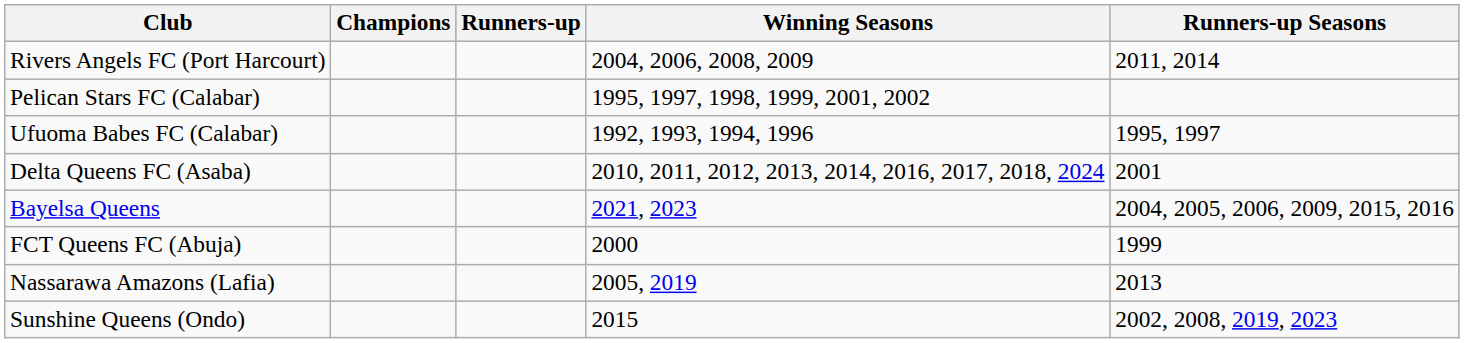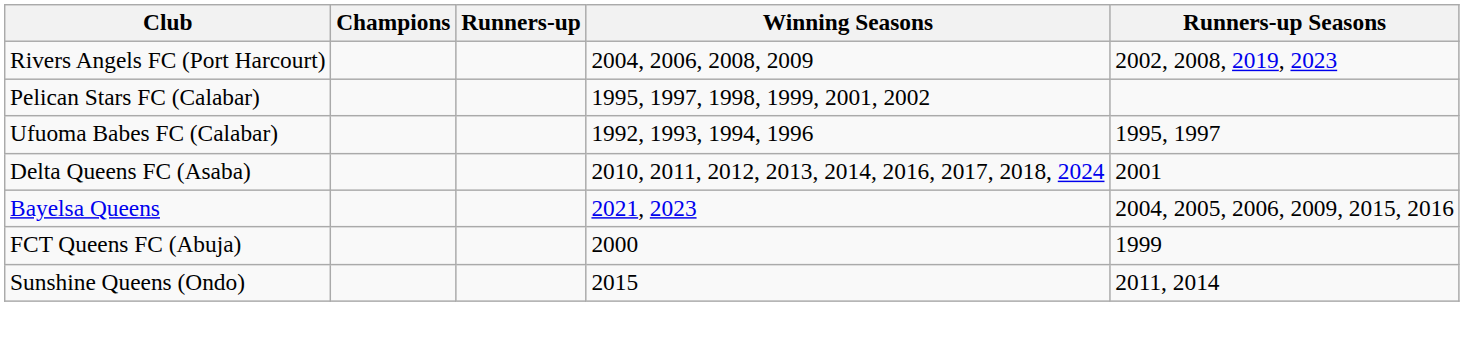(1167, 60) 2011, 2014 -> (1226, 60) 2002, 2008, 2019, 2023
- row: (142, 282)
(1226, 319) 2002, 2008, 2019, 2023 -> (1167, 282) 2011, 2014
